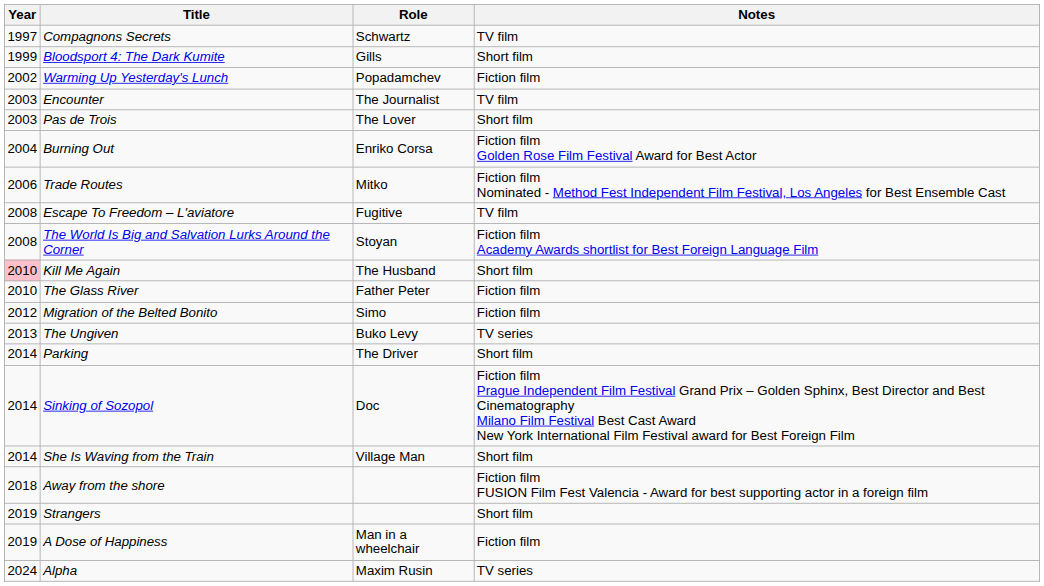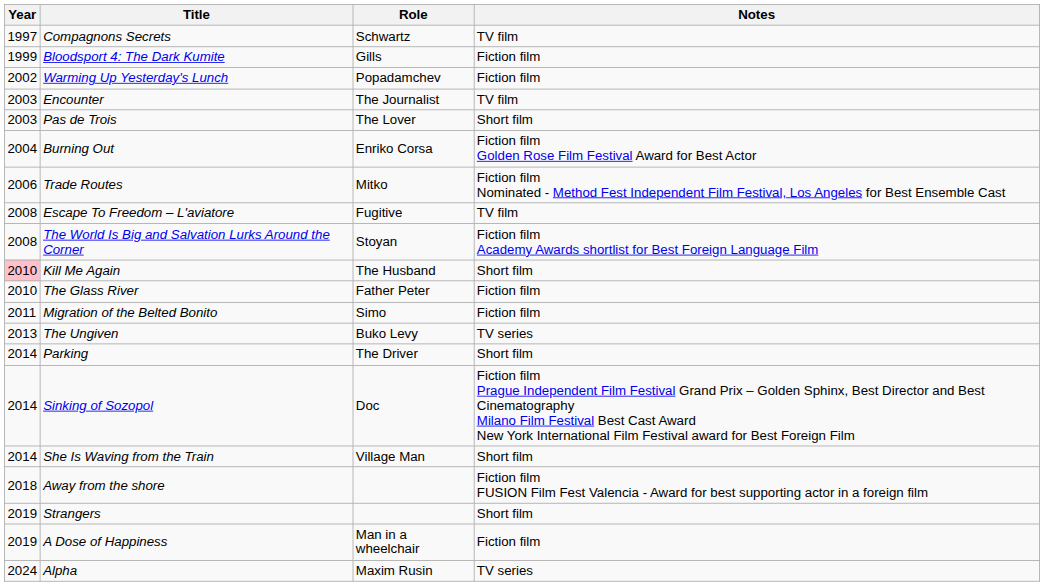(505, 57) Short film -> (509, 57) Fiction film
(22, 312) 2012 -> (22, 312) 2011
